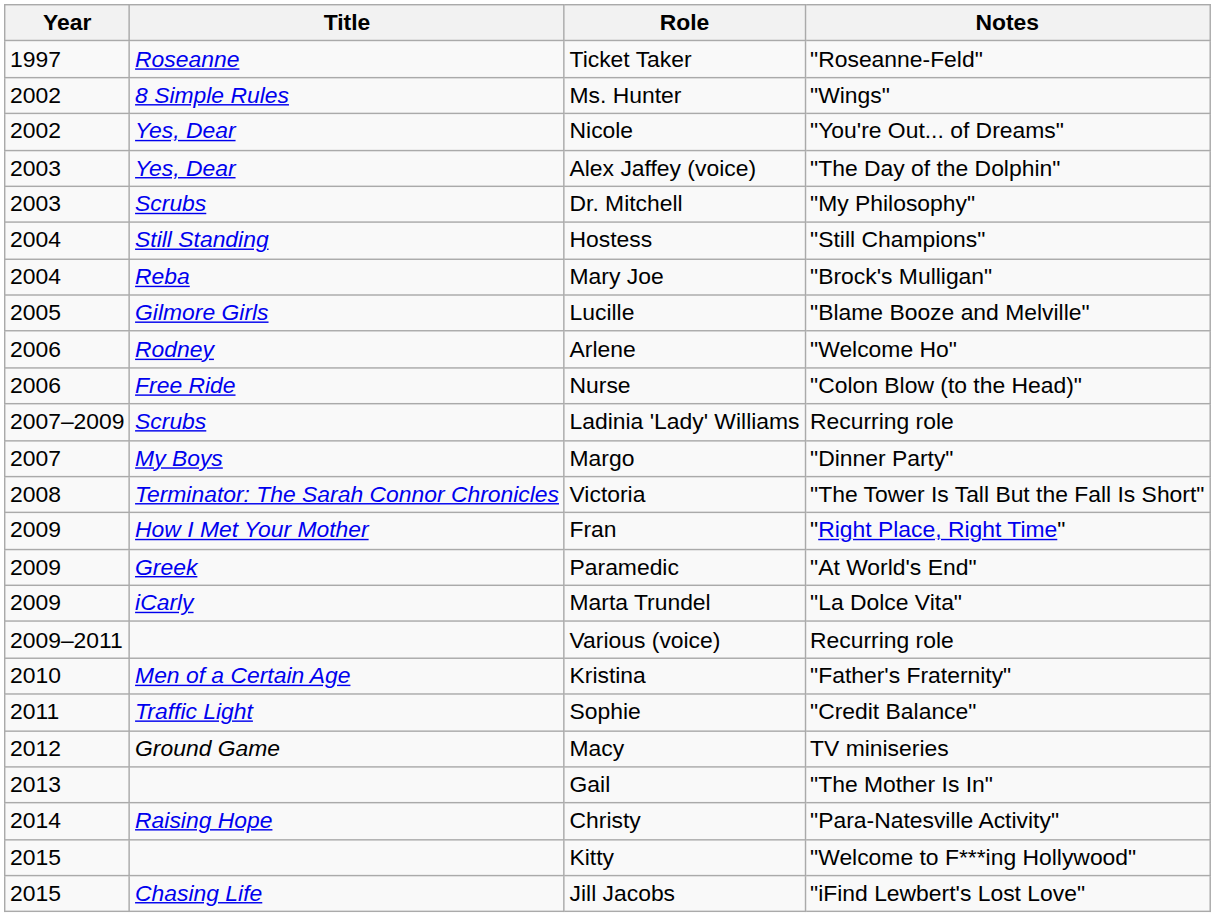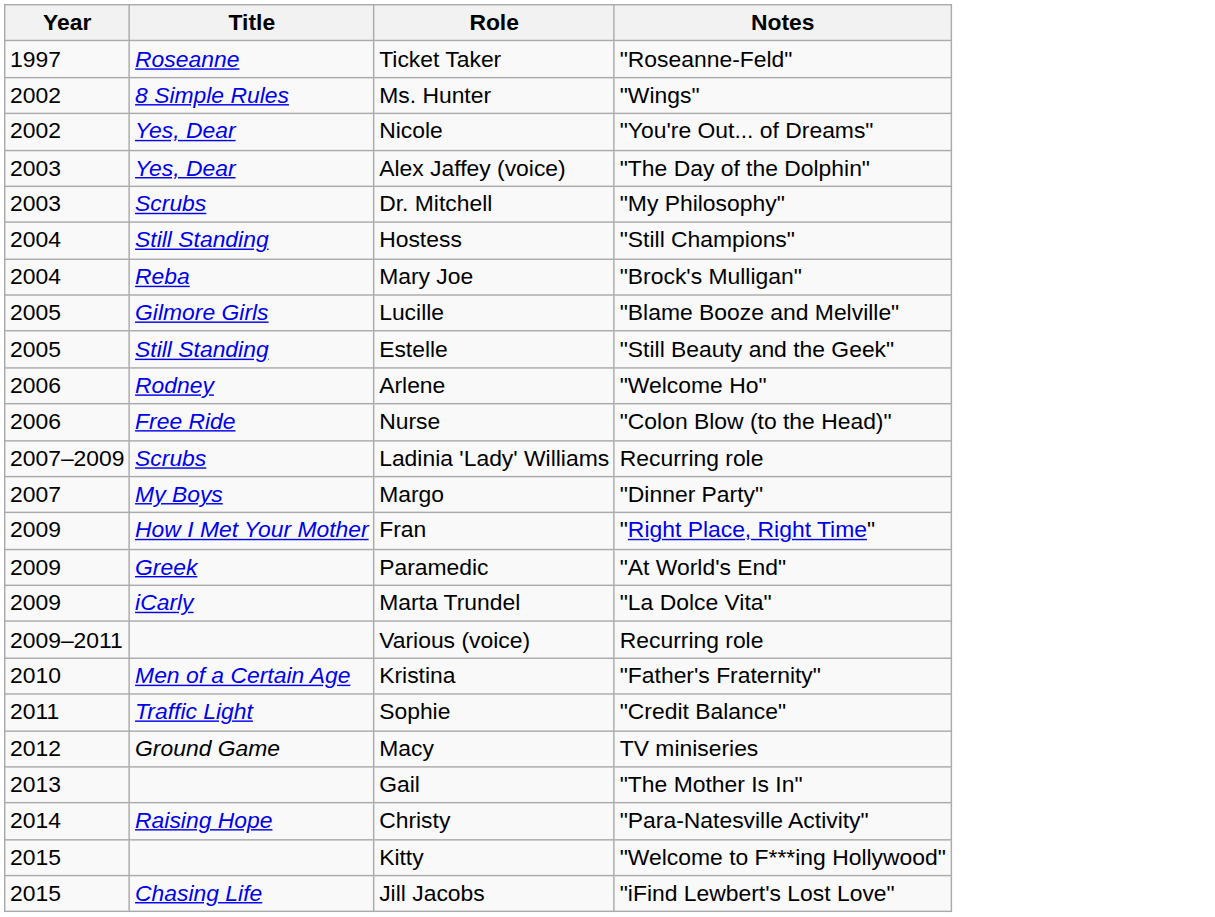+ row: (414, 349)
- row: (607, 494)
